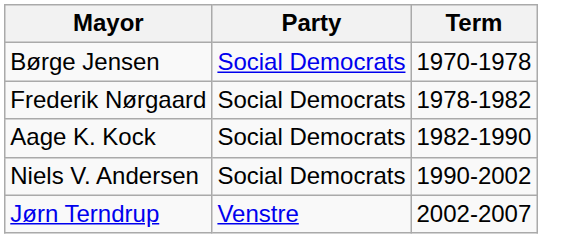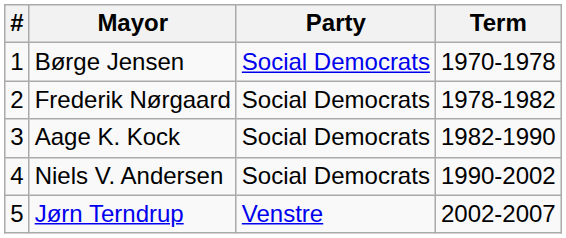+ column: (17, 23)
